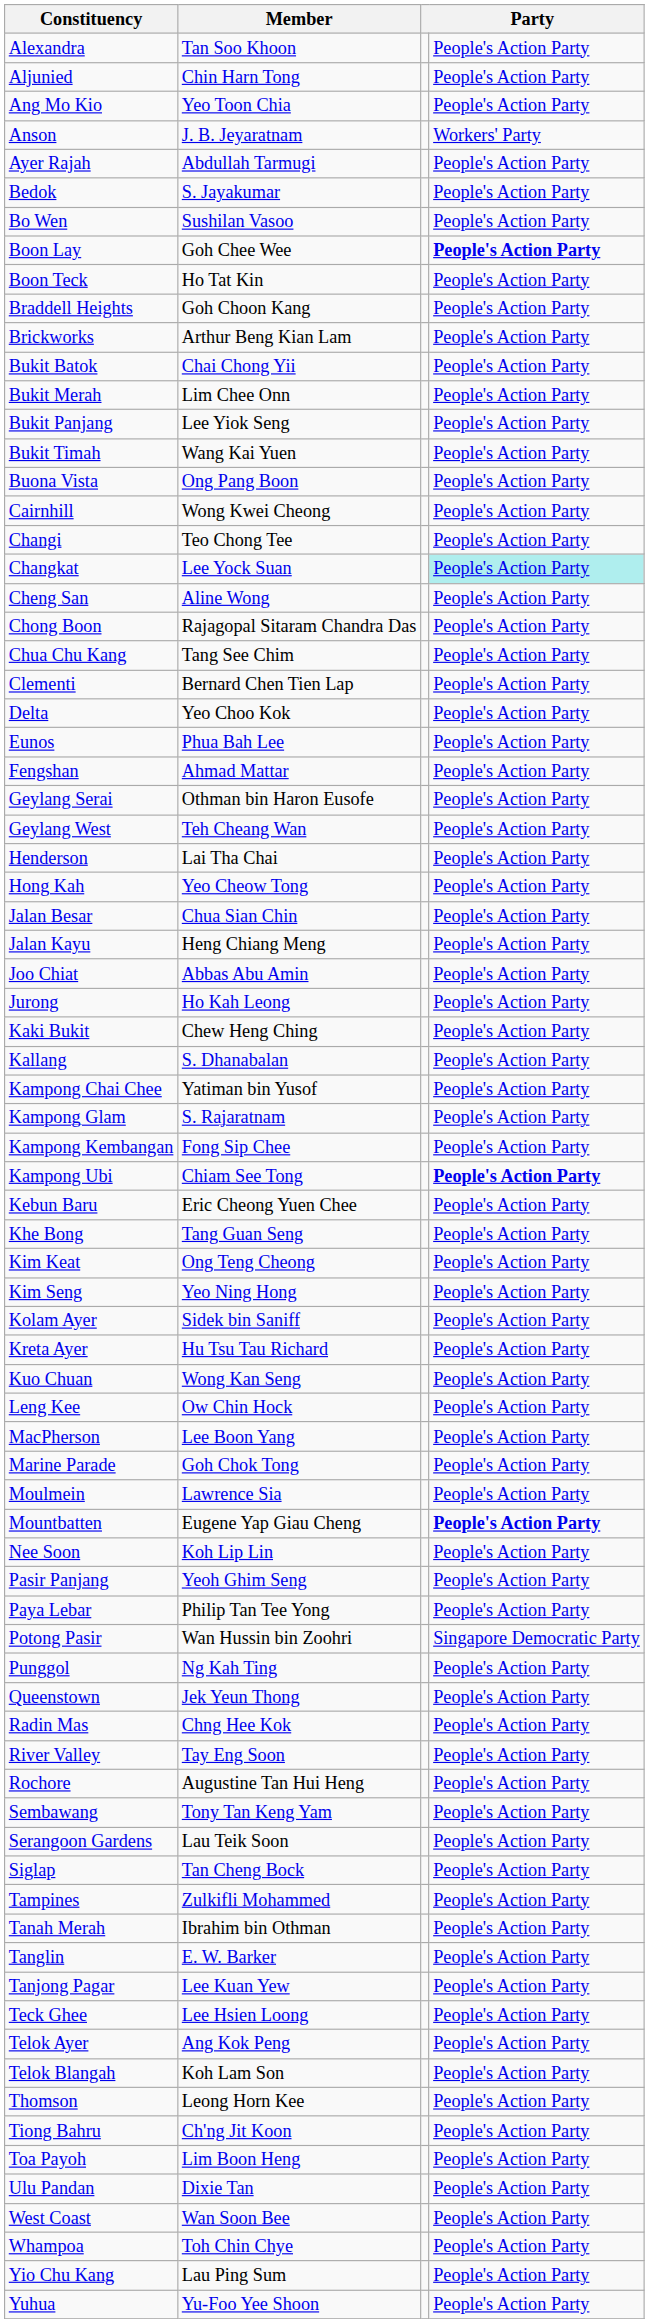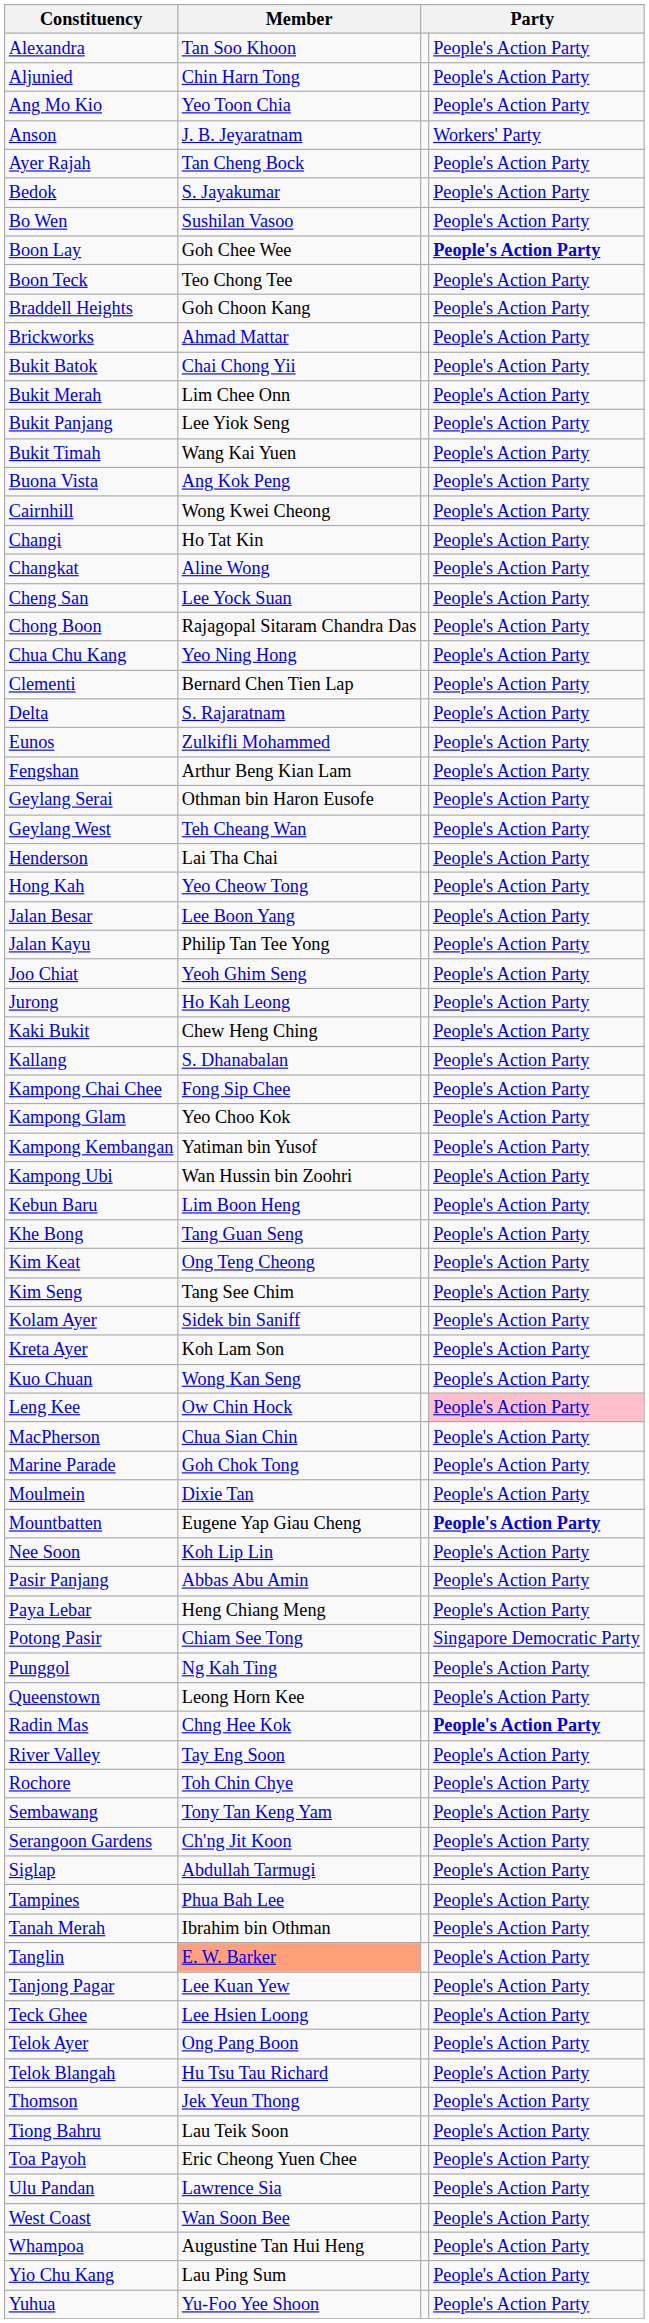(249, 163) Abdullah Tarmugi -> (243, 163) Tan Cheng Bock
(223, 279) Ho Tat Kin -> (237, 279) Teo Chong Tee
(267, 337) Arthur Beng Kian Lam -> (235, 337) Ahmad Mattar
(240, 481) Ong Pang Boon -> (236, 481) Ang Kok Peng
(237, 539) Teo Chong Tee -> (223, 539) Ho Tat Kin
(237, 568) Lee Yock Suan -> (226, 568) Aline Wong
(511, 568) paleturquoise background -> (511, 568) no background
(226, 597) Aline Wong -> (237, 597) Lee Yock Suan
(238, 655) Tang See Chim -> (239, 655) Yeo Ning Hong
(236, 713) Yeo Choo Kok -> (233, 713) S. Rajaratnam
(233, 742) Phua Bah Lee -> (256, 742) Zulkifli Mohammed
(235, 771) Ahmad Mattar -> (267, 771) Arthur Beng Kian Lam
(240, 915) Chua Sian Chin -> (238, 915) Lee Boon Yang
(254, 944) Heng Chiang Meng -> (256, 944) Philip Tan Tee Yong
(245, 973) Abbas Abu Amin -> (244, 973) Yeoh Ghim Seng
(249, 1089) Yatiman bin Yusof -> (236, 1089) Fong Sip Chee
(233, 1118) S. Rajaratnam -> (236, 1118) Yeo Choo Kok
(236, 1147) Fong Sip Chee -> (249, 1147) Yatiman bin Yusof
(242, 1176) Chiam See Tong -> (267, 1176) Wan Hussin bin Zoohri
(517, 1176) bold -> (511, 1176) normal
(269, 1204) Eric Cheong Yuen Chee -> (241, 1204) Lim Boon Heng
(239, 1291) Yeo Ning Hong -> (238, 1291) Tang See Chim
(255, 1349) Hu Tsu Tau Richard -> (233, 1349) Koh Lam Son
(511, 1407) no background -> (511, 1407) pink background
(238, 1436) Lee Boon Yang -> (240, 1436) Chua Sian Chin
(232, 1494) Lawrence Sia -> (218, 1494) Dixie Tan
(244, 1581) Yeoh Ghim Seng -> (245, 1581) Abbas Abu Amin
(256, 1609) Philip Tan Tee Yong -> (254, 1609) Heng Chiang Meng
(267, 1638) Wan Hussin bin Zoohri -> (242, 1638) Chiam See Tong
(241, 1696) Jek Yeun Thong -> (243, 1696) Leong Horn Kee
(511, 1725) normal -> (517, 1725) bold
(273, 1783) Augustine Tan Hui Heng -> (237, 1783) Toh Chin Chye
(235, 1841) Lau Teik Soon -> (237, 1841) Ch'ng Jit Koon
(243, 1870) Tan Cheng Bock -> (249, 1870) Abdullah Tarmugi
(256, 1899) Zulkifli Mohammed -> (233, 1899) Phua Bah Lee
(229, 1957) no background -> (229, 1957) lightsalmon background
(236, 2043) Ang Kok Peng -> (240, 2043) Ong Pang Boon
(233, 2072) Koh Lam Son -> (255, 2072) Hu Tsu Tau Richard
(243, 2101) Leong Horn Kee -> (241, 2101) Jek Yeun Thong
(237, 2130) Ch'ng Jit Koon -> (235, 2130) Lau Teik Soon
(241, 2159) Lim Boon Heng -> (269, 2159) Eric Cheong Yuen Chee
(218, 2188) Dixie Tan -> (232, 2188) Lawrence Sia
(237, 2246) Toh Chin Chye -> (273, 2246) Augustine Tan Hui Heng
